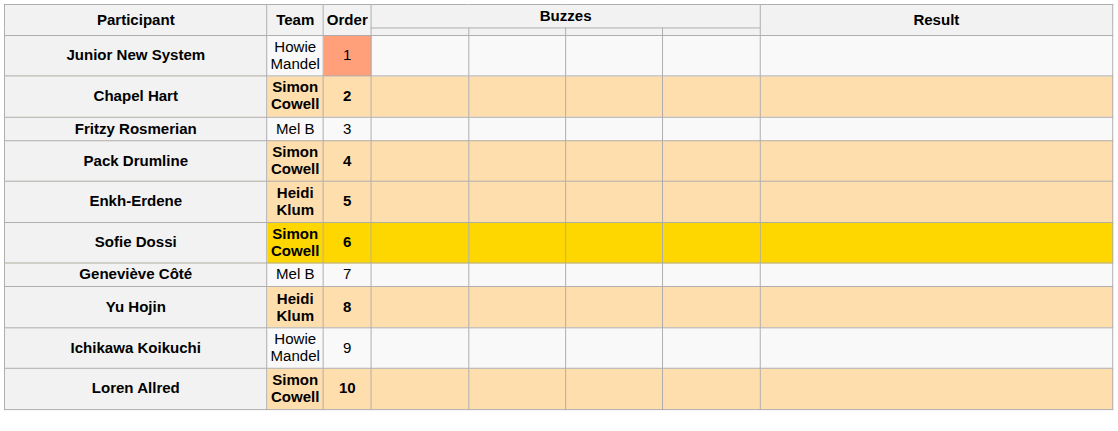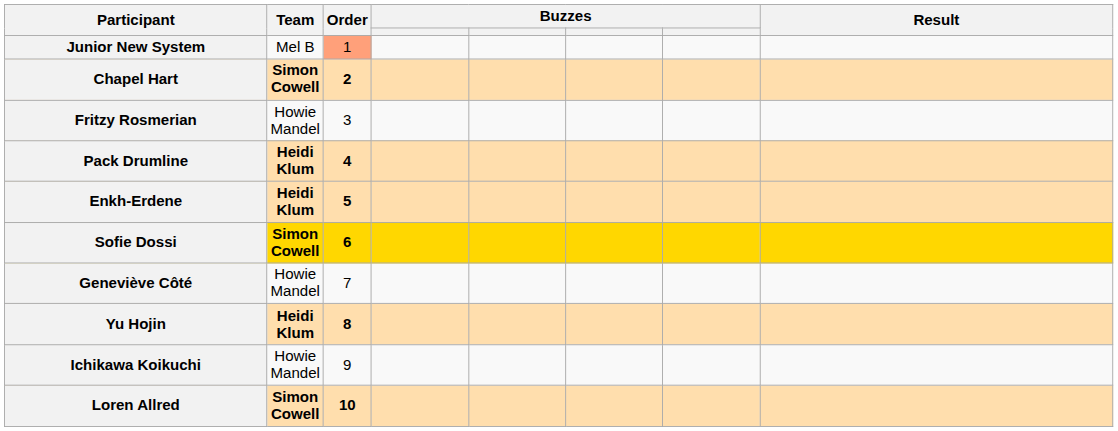(295, 55) Howie Mandel -> (295, 47) Mel B
(295, 128) Mel B -> (295, 120) Howie Mandel
(295, 161) Simon Cowell -> (295, 161) Heidi Klum
(295, 274) Mel B -> (295, 283) Howie Mandel
